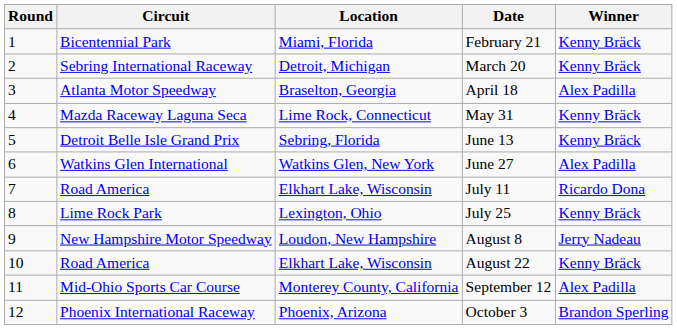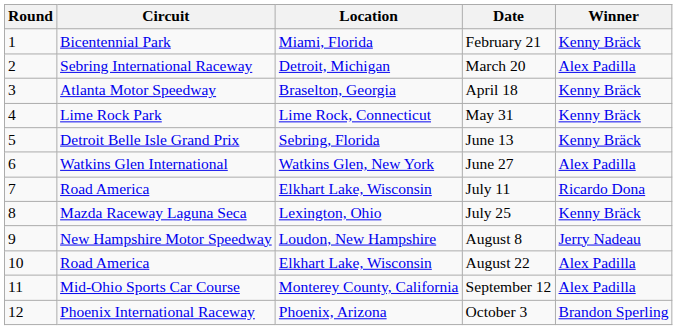(600, 66) Kenny Bräck -> (597, 66) Alex Padilla
(597, 90) Alex Padilla -> (600, 90) Kenny Bräck
(153, 115) Mazda Raceway Laguna Seca -> (111, 115) Lime Rock Park
(111, 213) Lime Rock Park -> (153, 213) Mazda Raceway Laguna Seca
(600, 262) Kenny Bräck -> (597, 262) Alex Padilla
